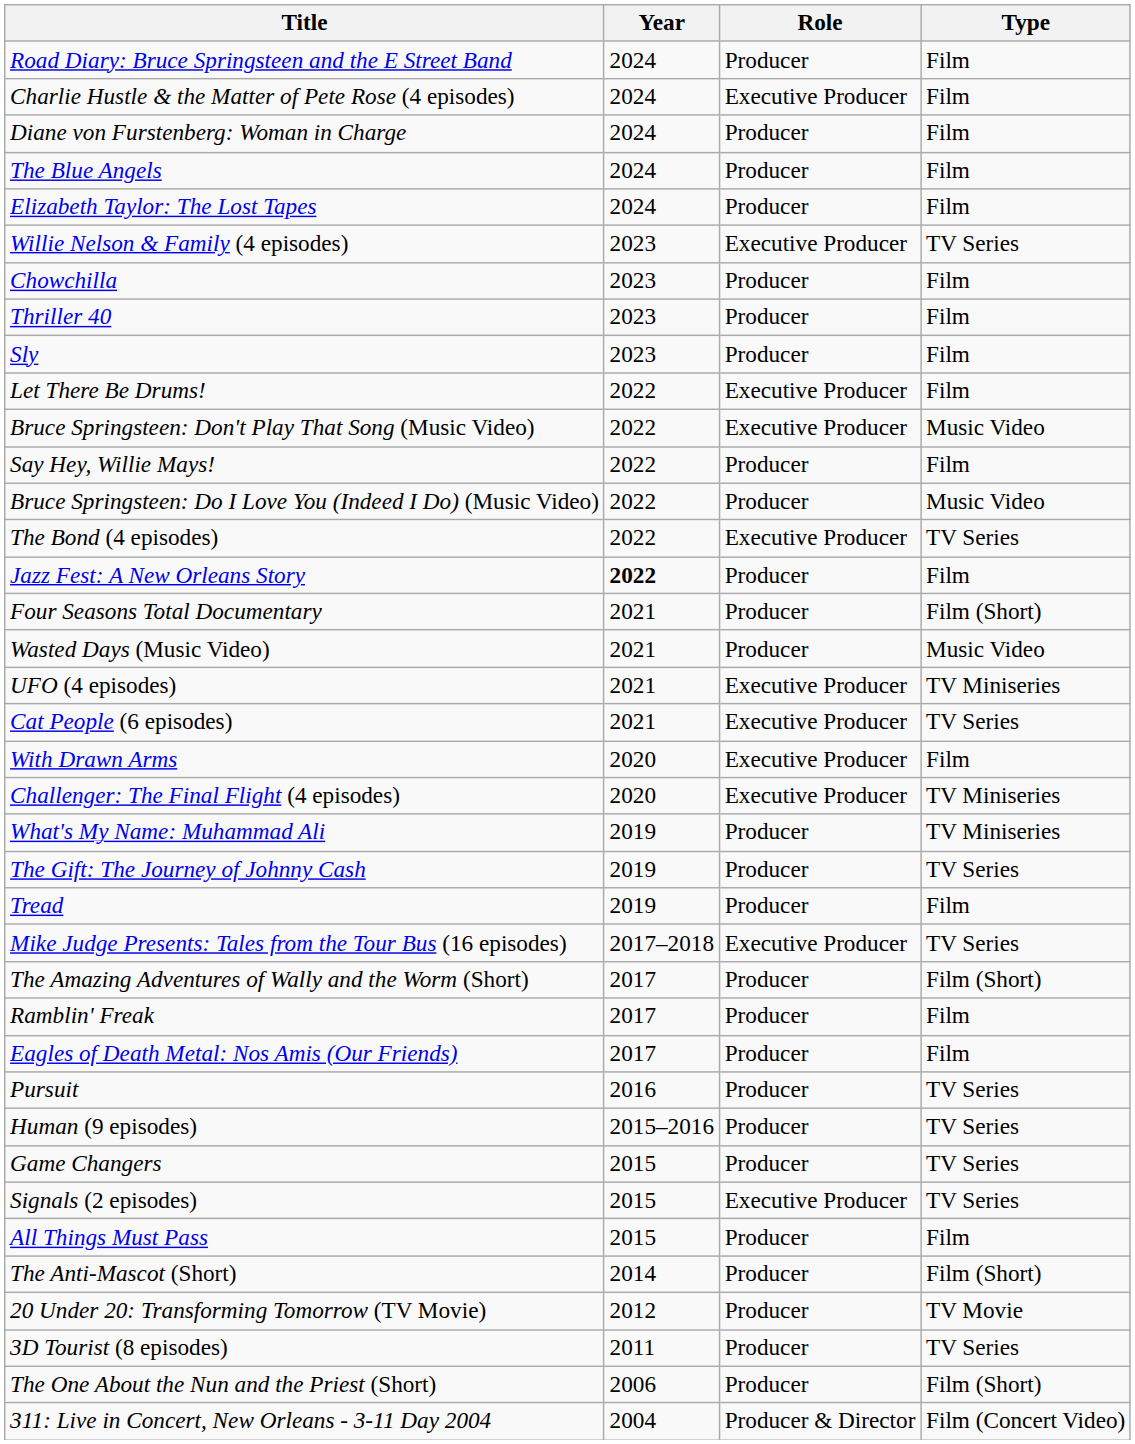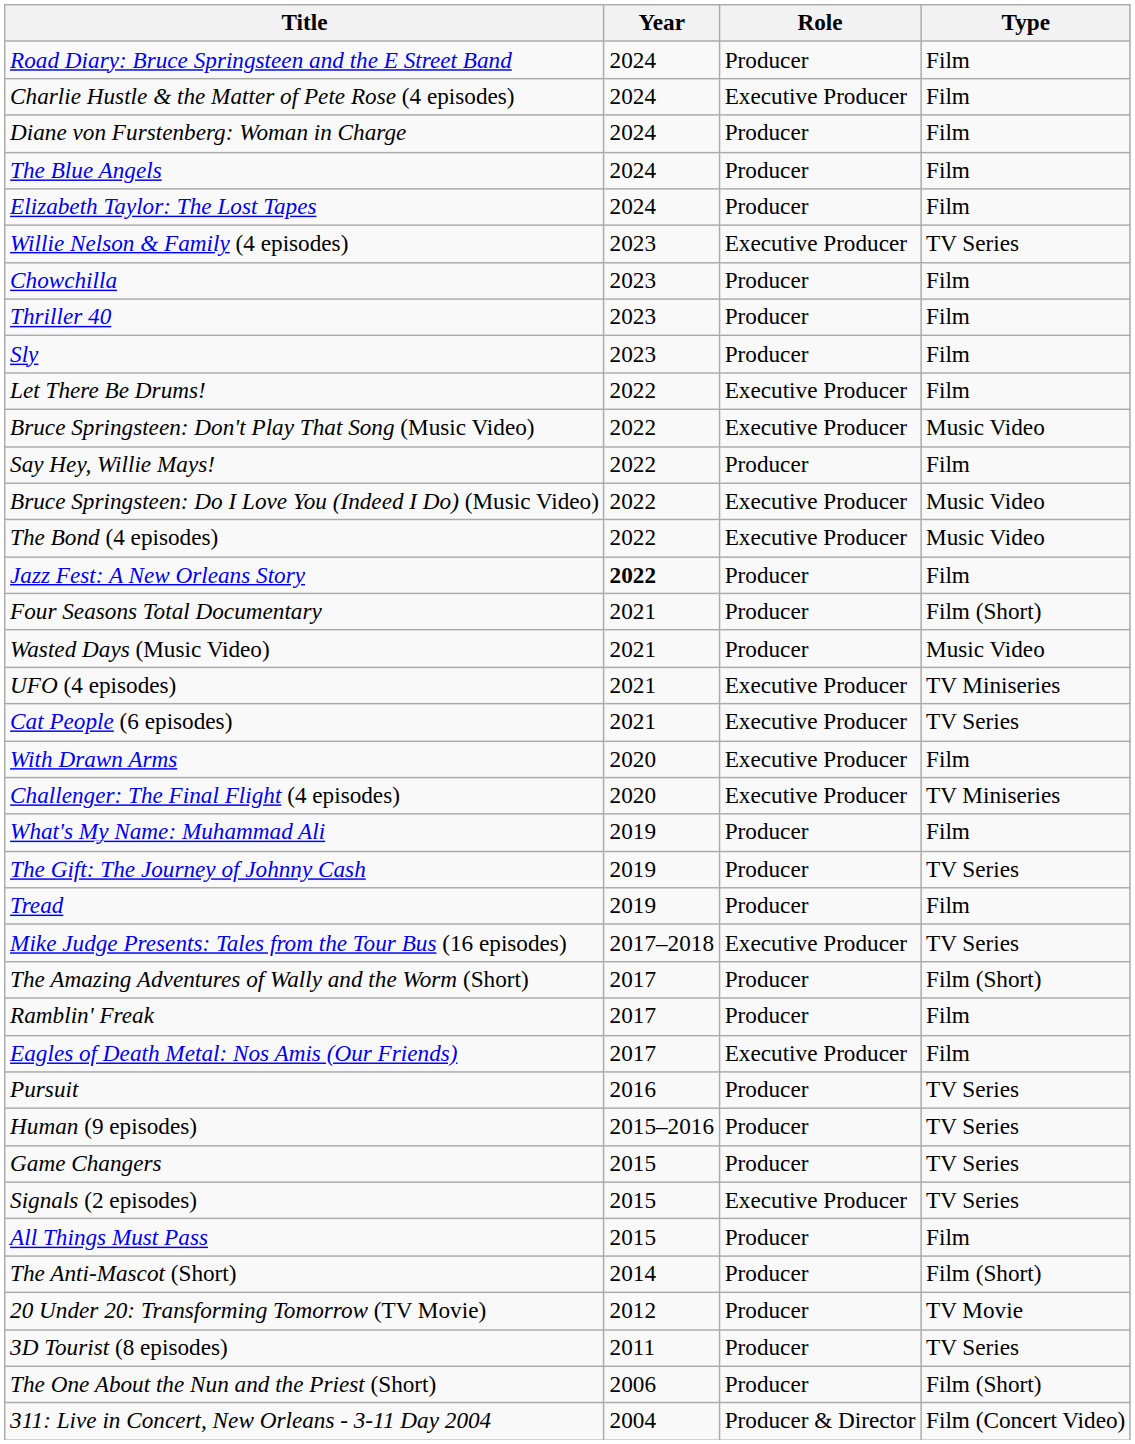(767, 501) Producer -> (816, 501) Executive Producer
(973, 538) TV Series -> (985, 538) Music Video
(993, 832) TV Miniseries -> (948, 832) Film
(767, 1053) Producer -> (816, 1053) Executive Producer
